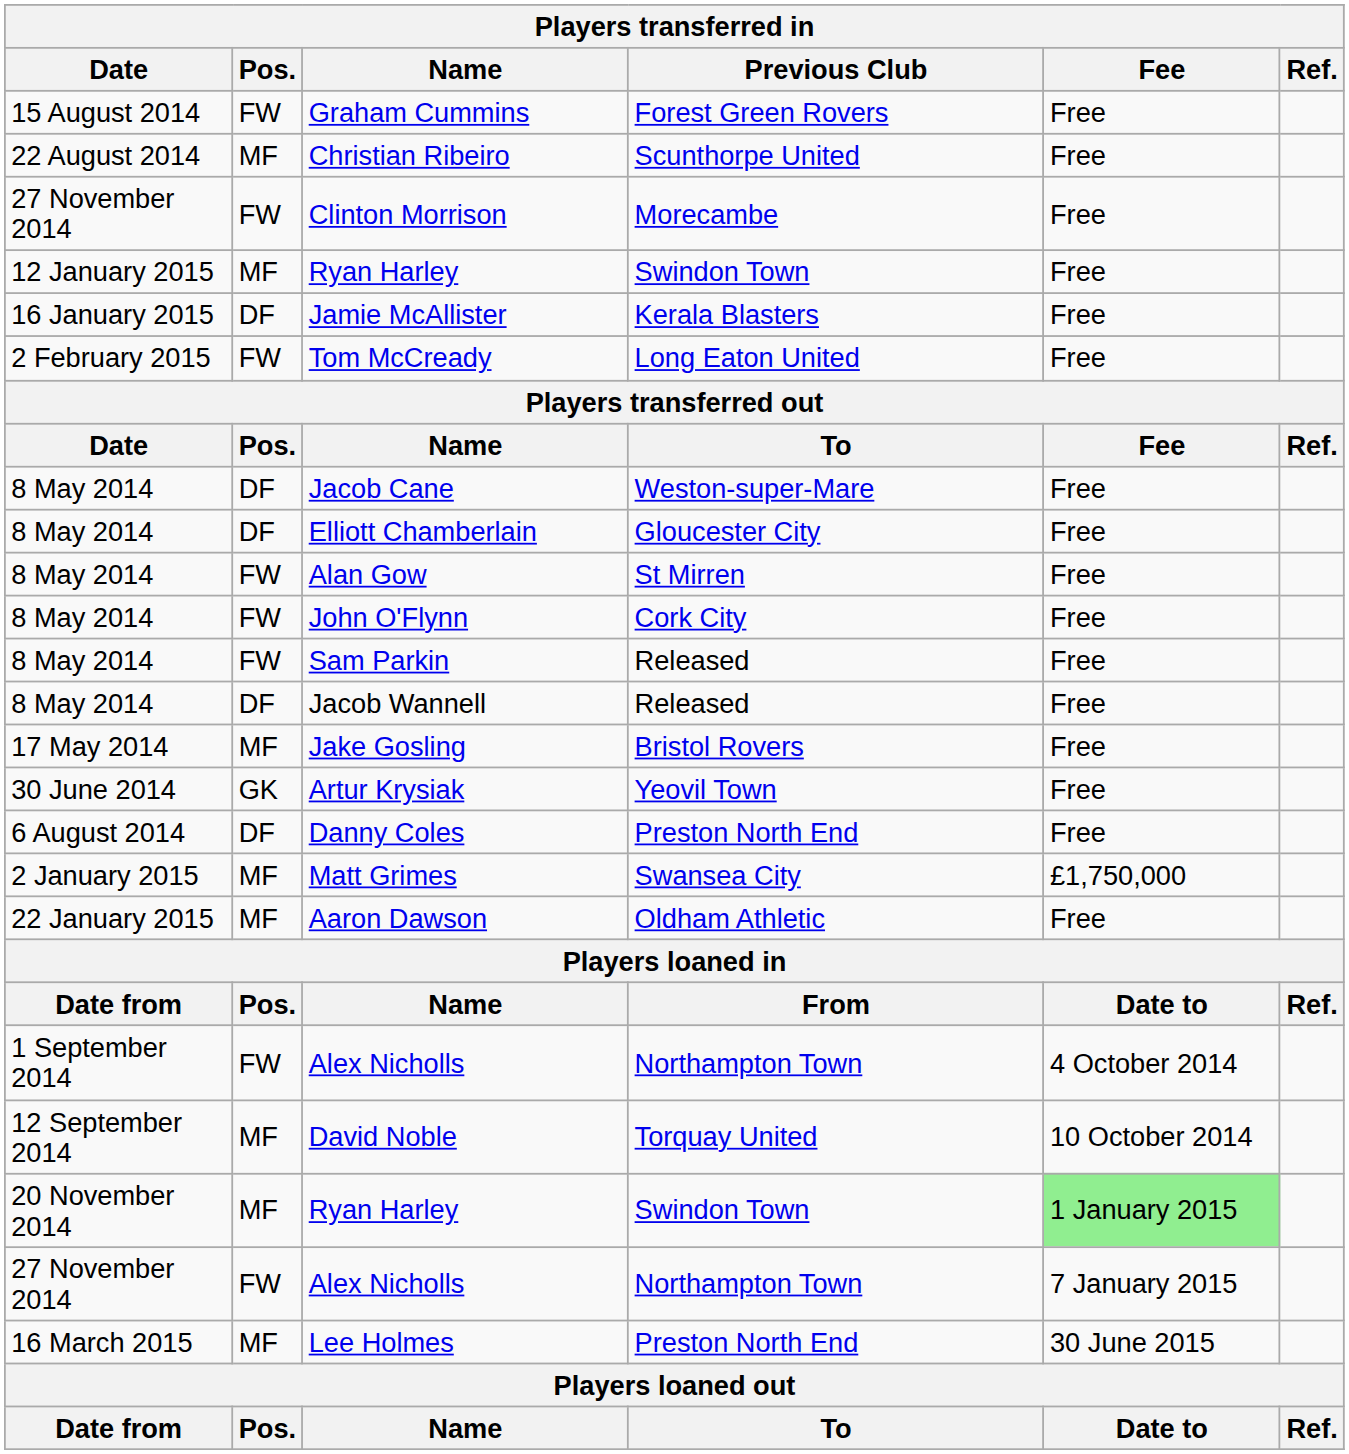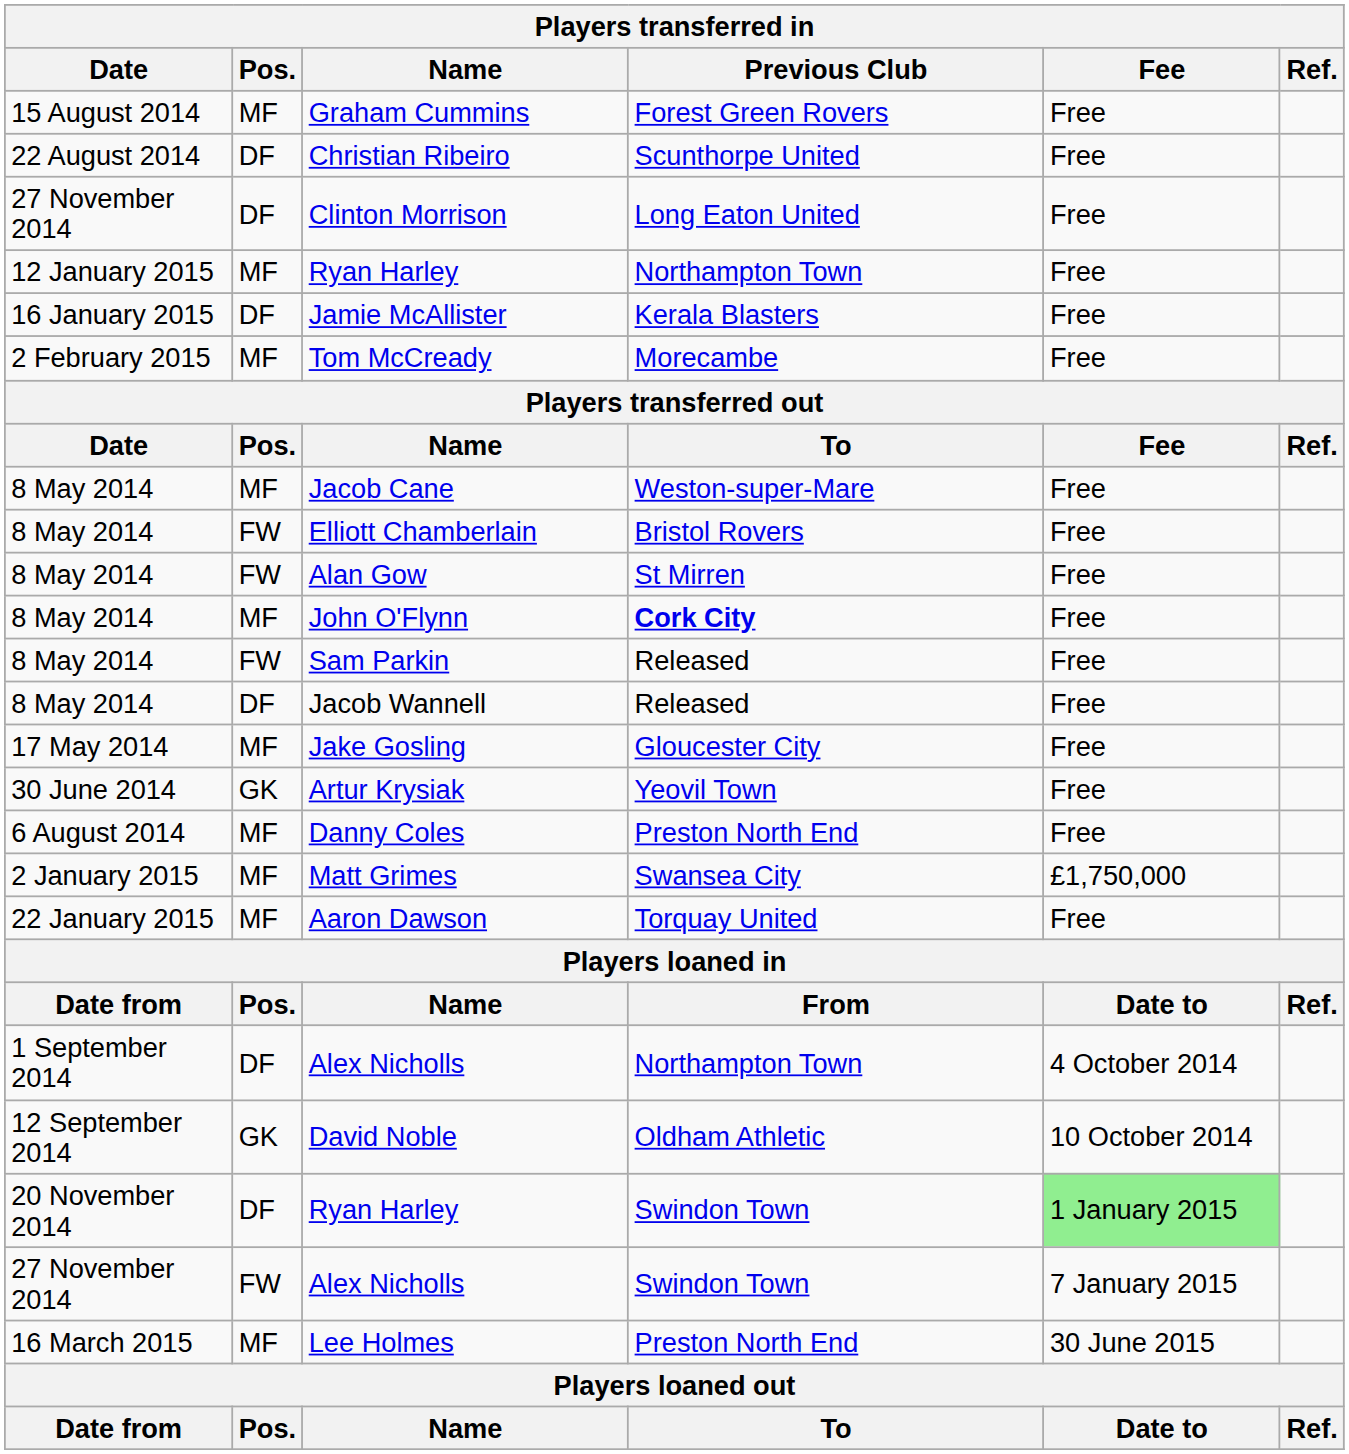(260, 113) FW -> (258, 113) MF
(258, 156) MF -> (257, 156) DF
(260, 214) FW -> (257, 214) DF
(706, 214) Morecambe -> (747, 214) Long Eaton United
(722, 272) Swindon Town -> (748, 272) Northampton Town
(260, 359) FW -> (258, 359) MF
(747, 359) Long Eaton United -> (706, 359) Morecambe
(257, 488) DF -> (258, 488) MF
(257, 531) DF -> (260, 531) FW
(728, 531) Gloucester City -> (719, 531) Bristol Rovers
(260, 617) FW -> (258, 617) MF
(691, 617) normal -> (695, 617) bold
(719, 746) Bristol Rovers -> (728, 746) Gloucester City
(257, 832) DF -> (258, 832) MF
(730, 918) Oldham Athletic -> (726, 918) Torquay United
(260, 1063) FW -> (257, 1063) DF
(258, 1136) MF -> (258, 1136) GK
(726, 1136) Torquay United -> (730, 1136) Oldham Athletic
(258, 1210) MF -> (257, 1210) DF
(748, 1283) Northampton Town -> (722, 1283) Swindon Town
